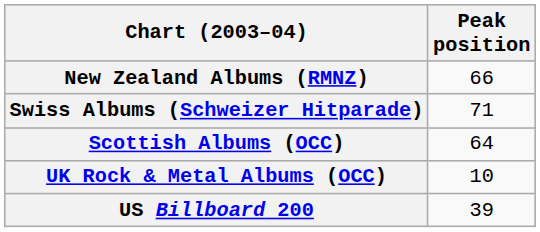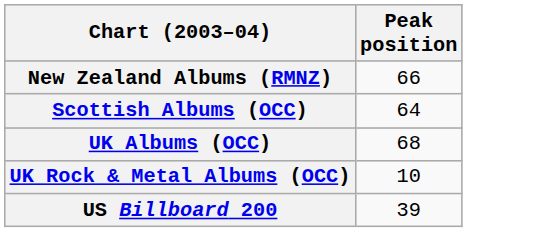- row: (217, 111)
+ row: (180, 144)
